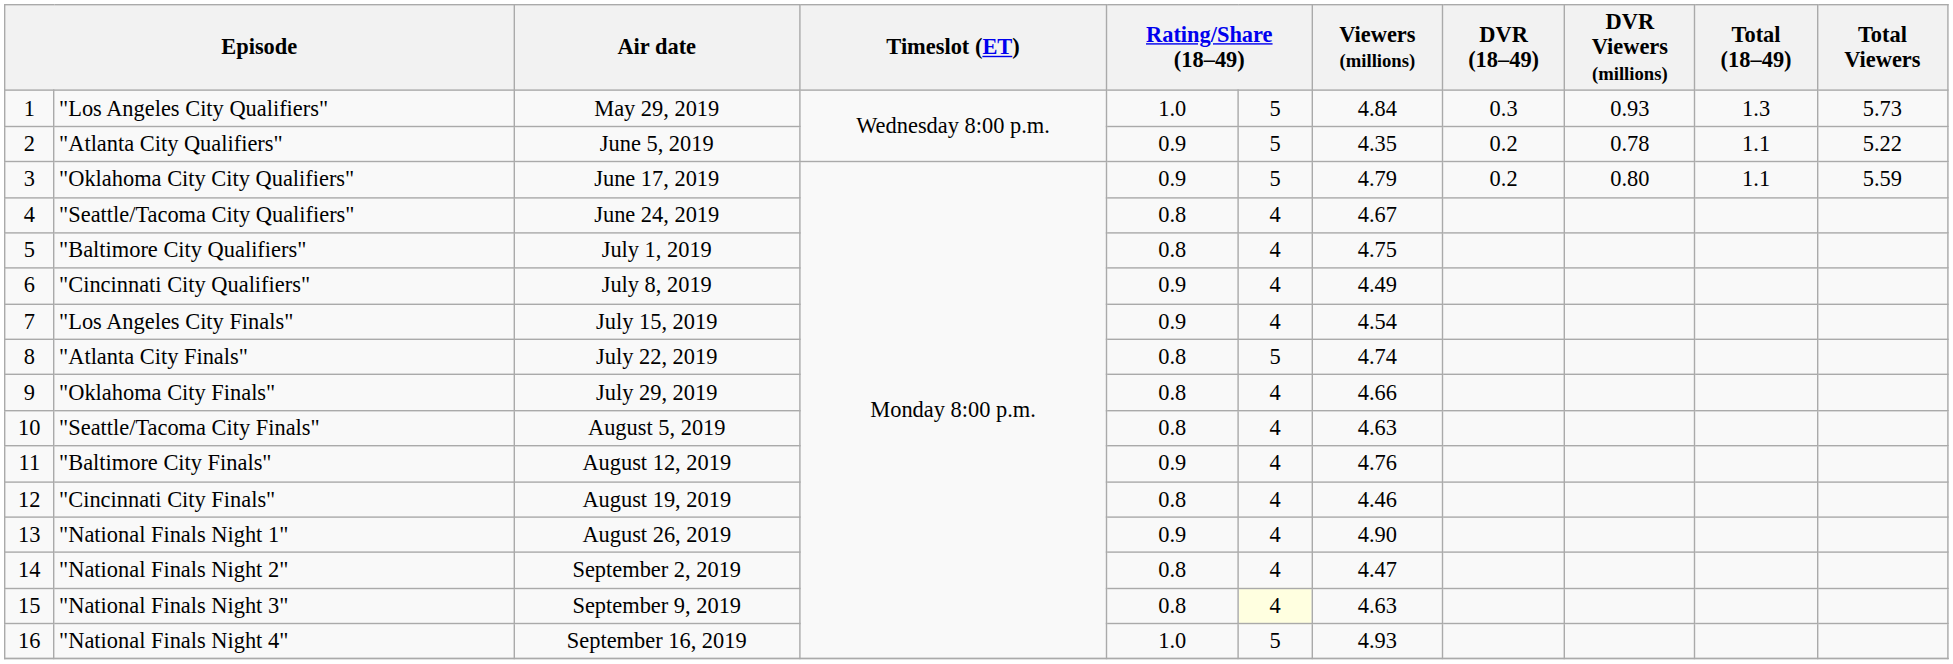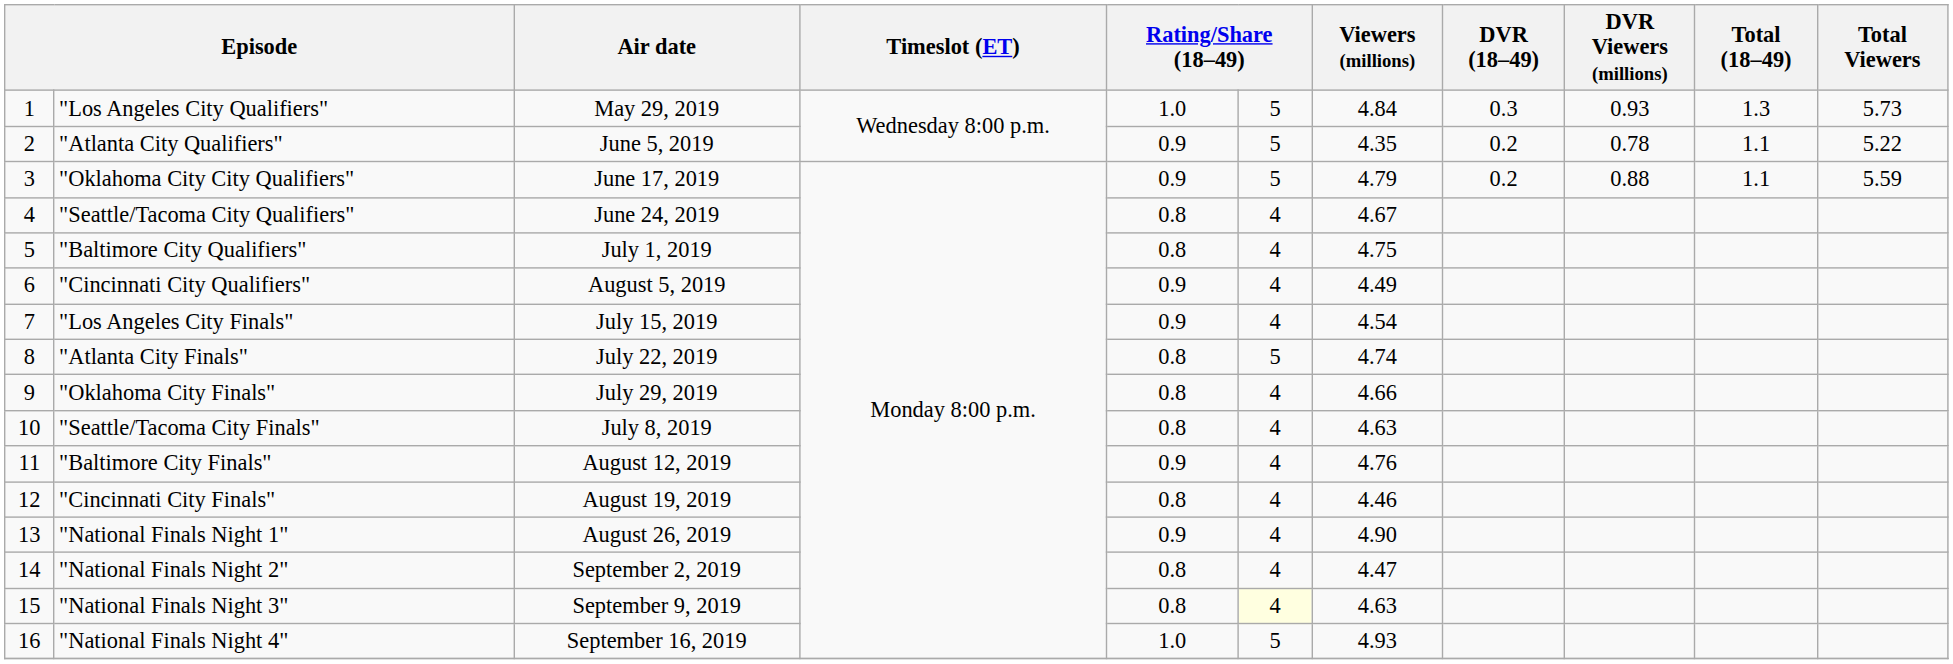(1630, 179) 0.80 -> (1630, 179) 0.88
(657, 285) July 8, 2019 -> (657, 285) August 5, 2019
(657, 427) August 5, 2019 -> (657, 427) July 8, 2019
